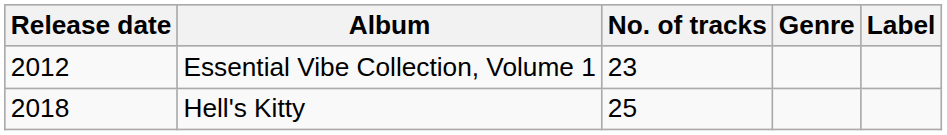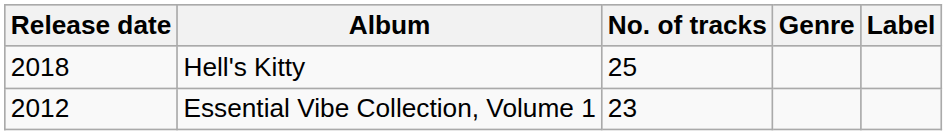rows swapped: (390, 66) <-> (244, 108)
